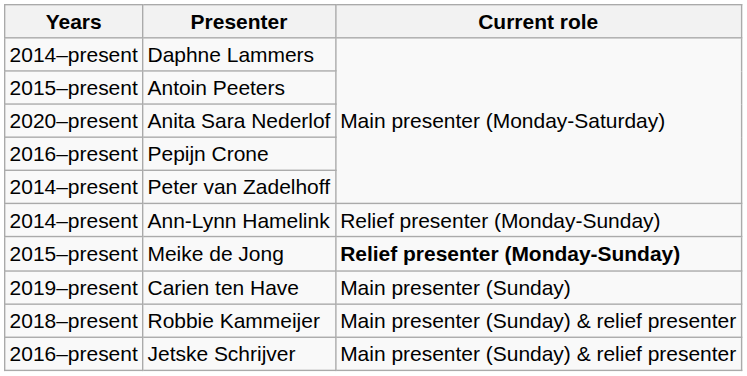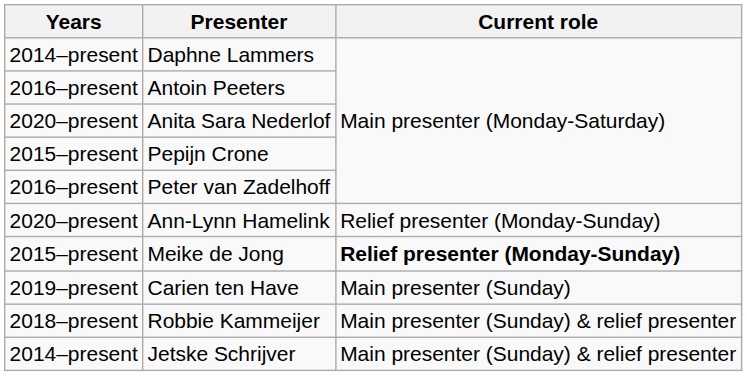(74, 88) 2015–present -> (74, 88) 2016–present
(74, 154) 2016–present -> (74, 154) 2015–present
(74, 188) 2014–present -> (74, 188) 2016–present
(74, 221) 2014–present -> (74, 221) 2020–present
(74, 354) 2016–present -> (74, 354) 2014–present
